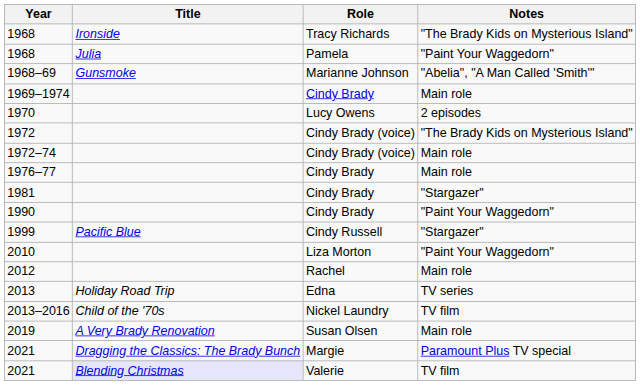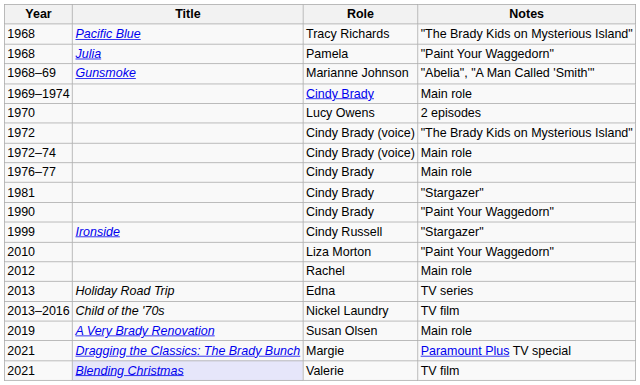(98, 34) Ironside -> (108, 34) Pacific Blue
(108, 232) Pacific Blue -> (98, 232) Ironside
